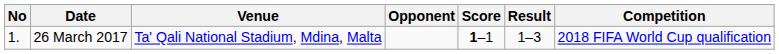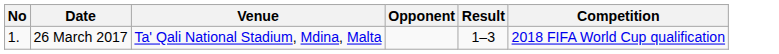- column: (481, 15)
